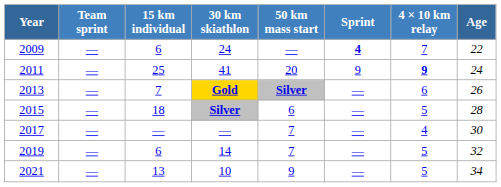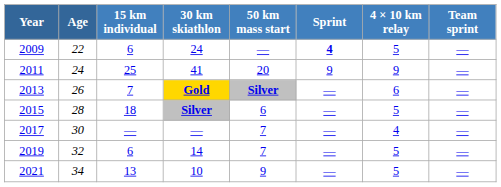columns swapped: (477, 22) <-> (92, 22)
(424, 49) 7 -> (396, 49) 5
(424, 70) bold -> (396, 70) normal
